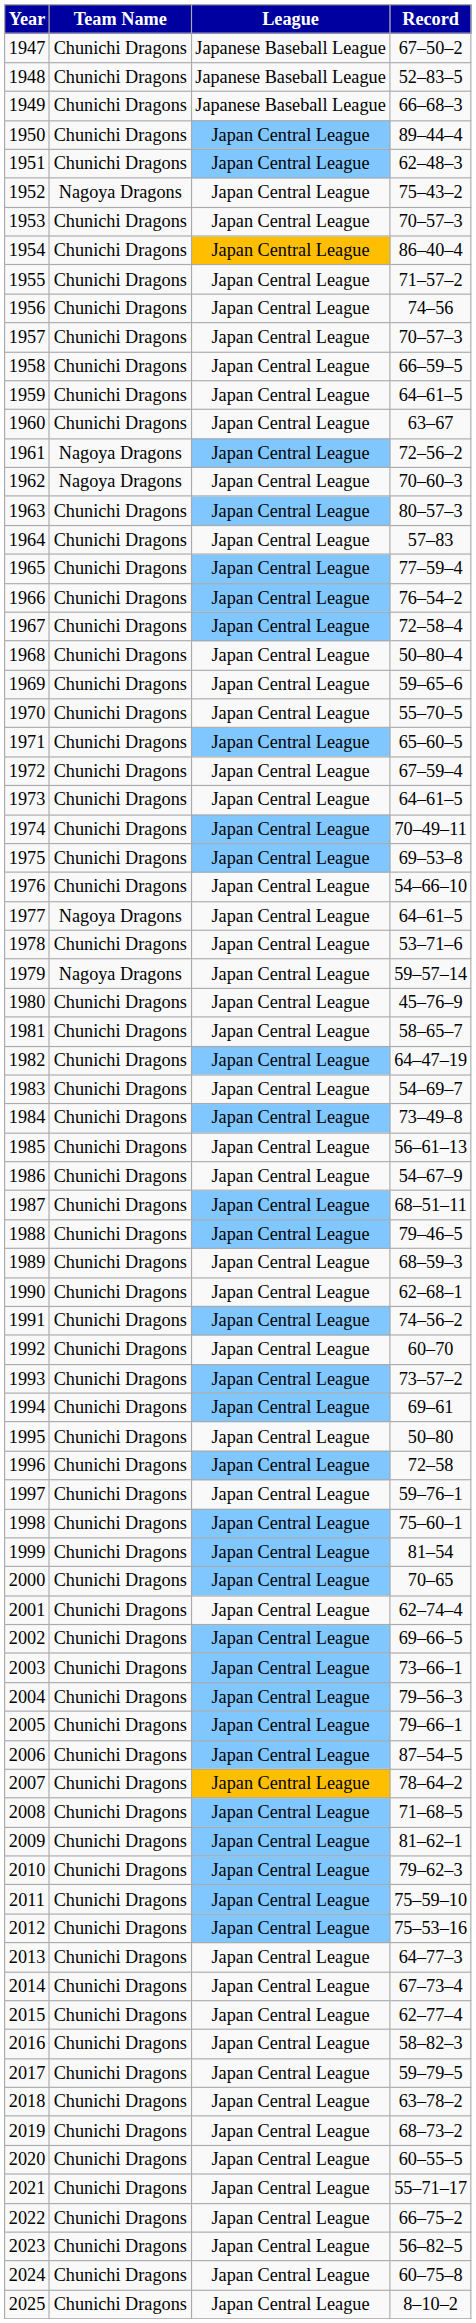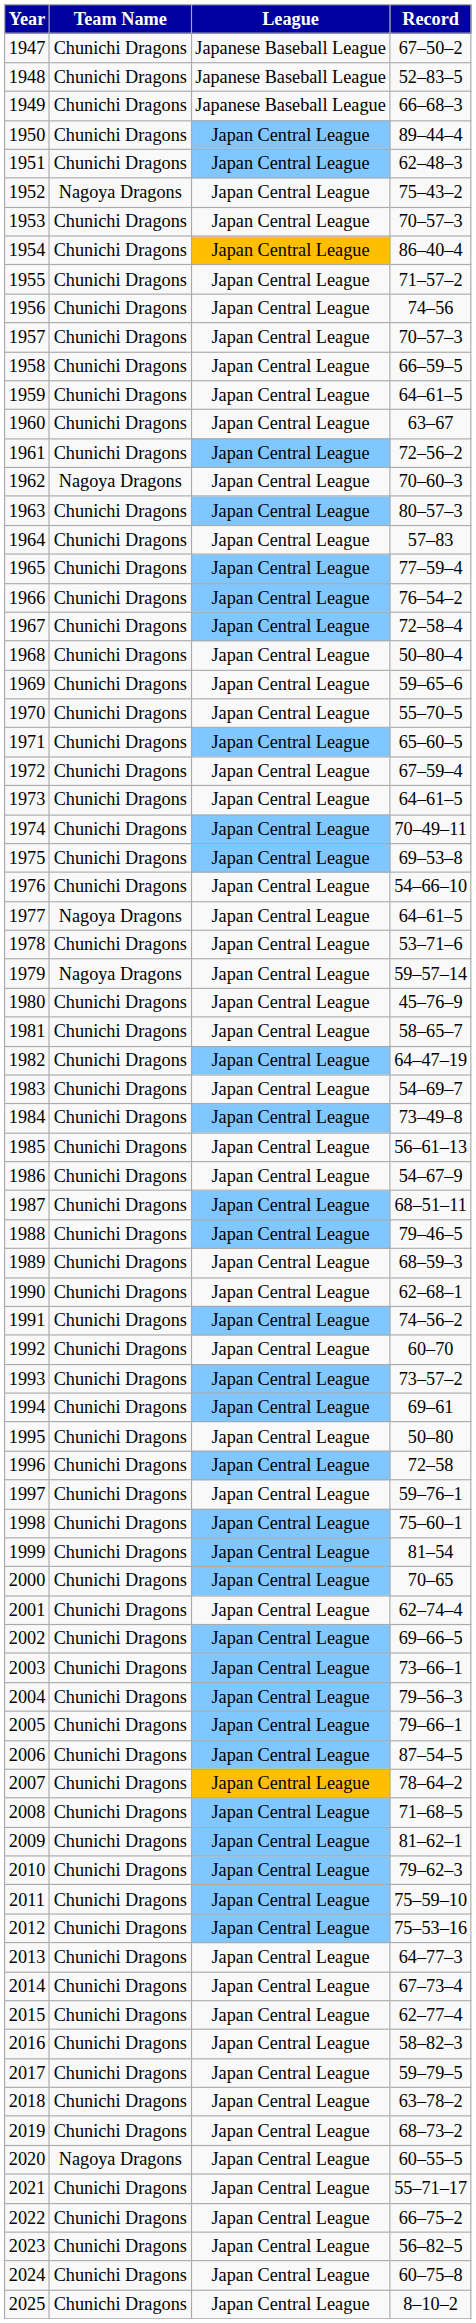(120, 452) Nagoya Dragons -> (120, 452) Chunichi Dragons
(120, 2159) Chunichi Dragons -> (120, 2159) Nagoya Dragons
